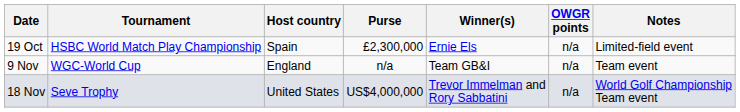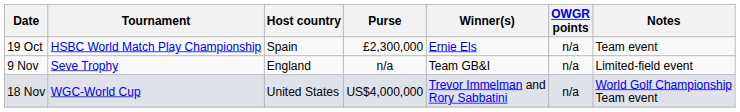(644, 47) Limited-field event -> (627, 47) Team event
(96, 66) WGC-World Cup -> (84, 66) Seve Trophy
(627, 66) Team event -> (644, 66) Limited-field event
(84, 91) Seve Trophy -> (96, 91) WGC-World Cup
